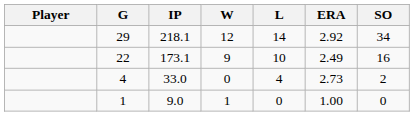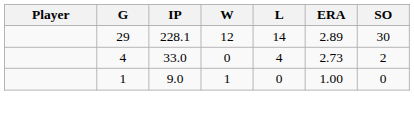(175, 36) 218.1 -> (175, 36) 228.1
(331, 36) 2.92 -> (331, 36) 2.89
(383, 36) 34 -> (383, 36) 30
- row: (123, 57)
